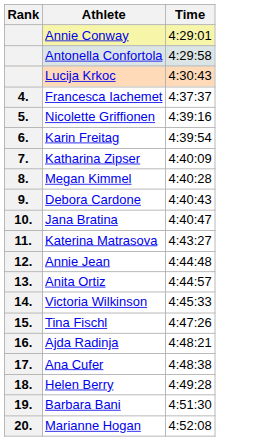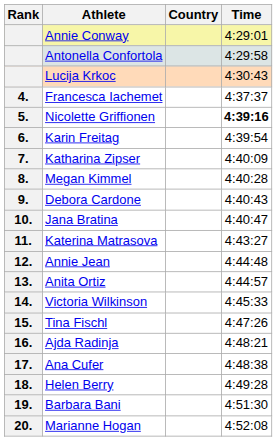+ column: (193, 14)
(190, 117) normal -> (246, 117) bold
